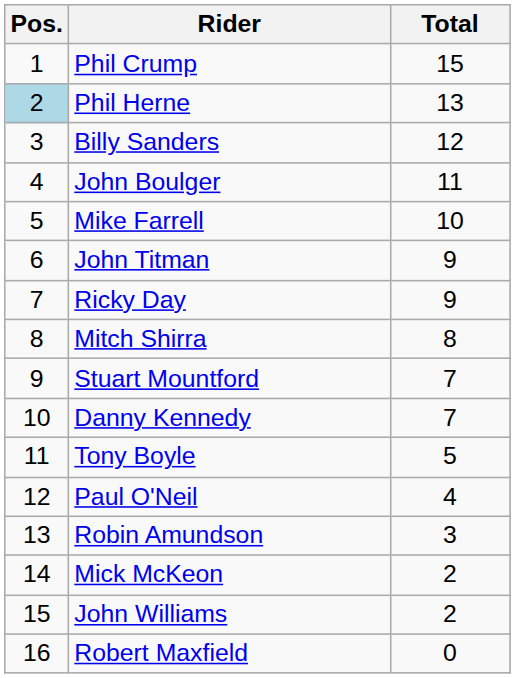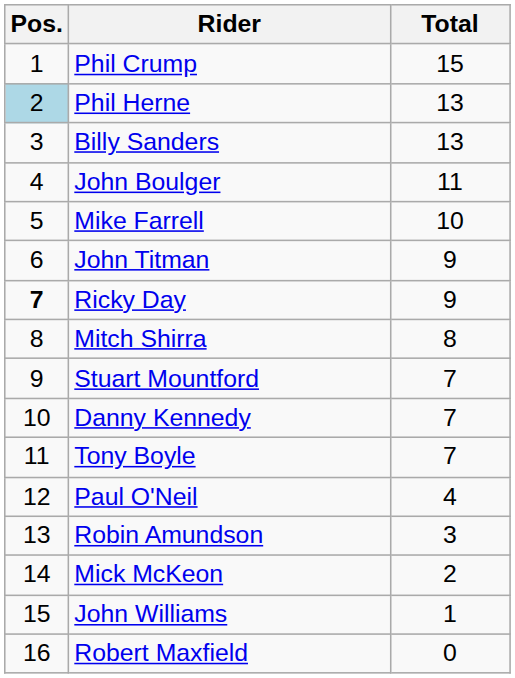(450, 142) 12 -> (450, 142) 13
(37, 299) normal -> (37, 299) bold
(450, 456) 5 -> (450, 456) 7
(450, 614) 2 -> (450, 614) 1
